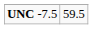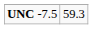(74, 14) 59.5 -> (74, 14) 59.3
